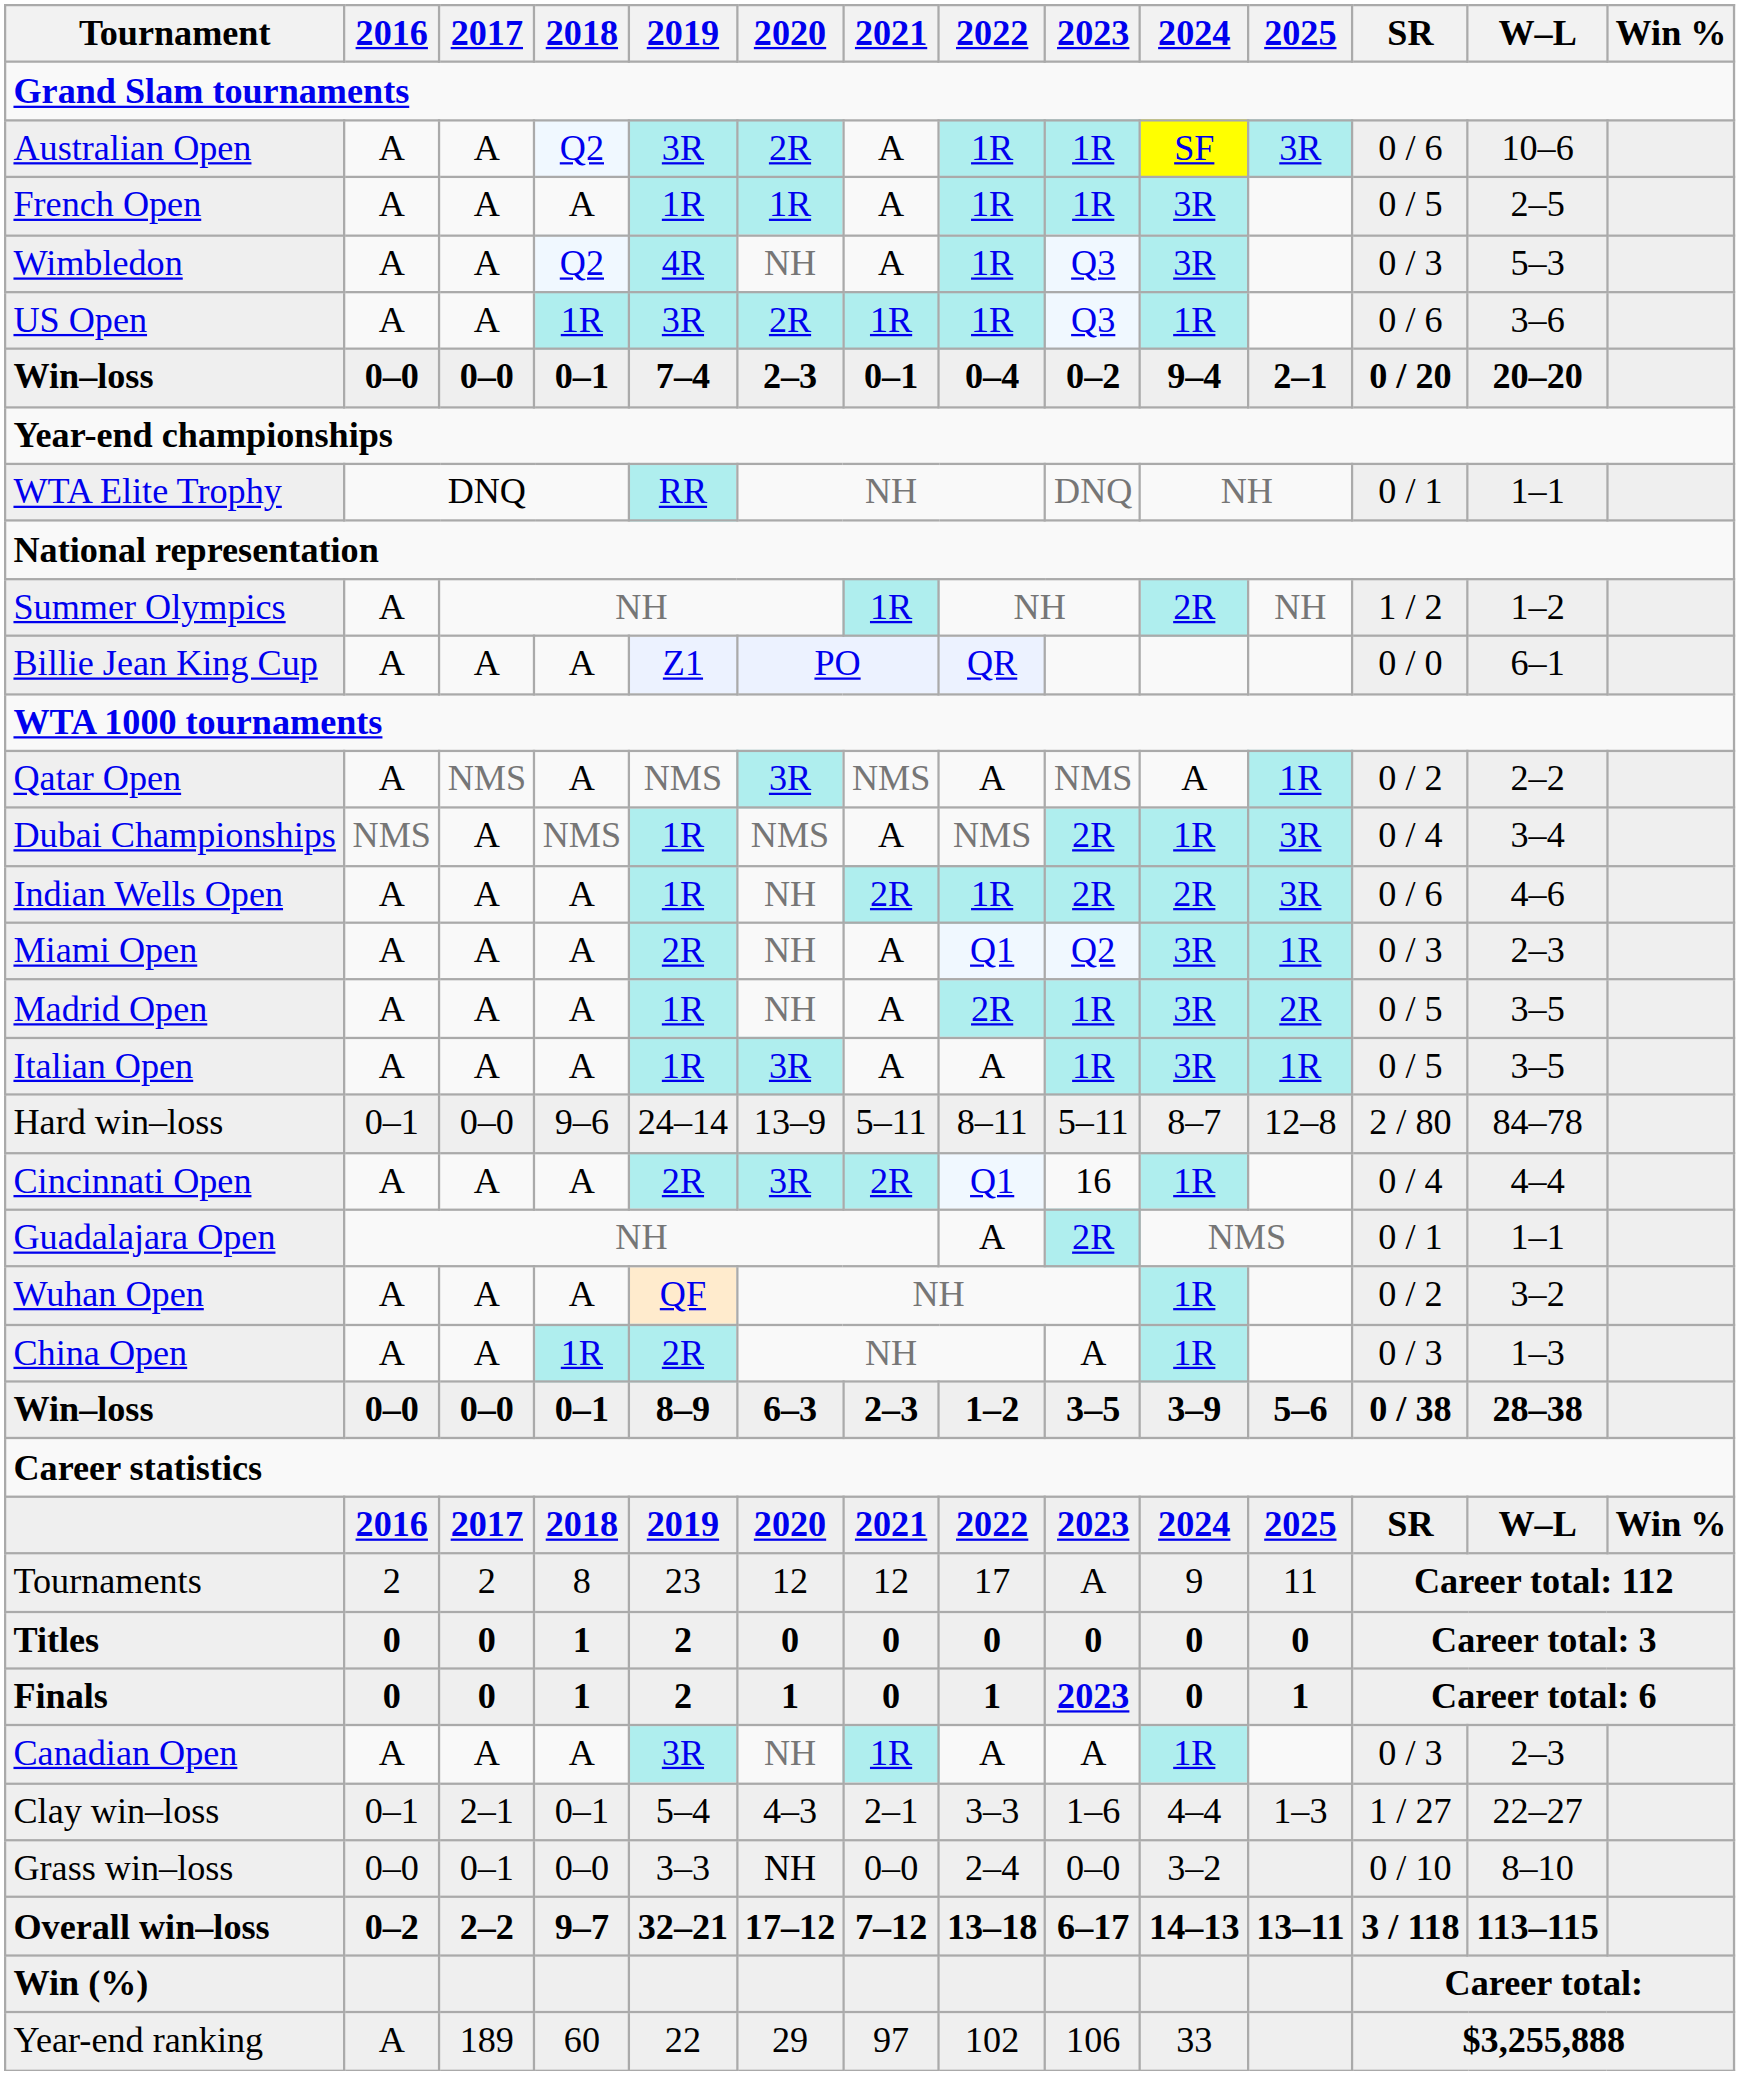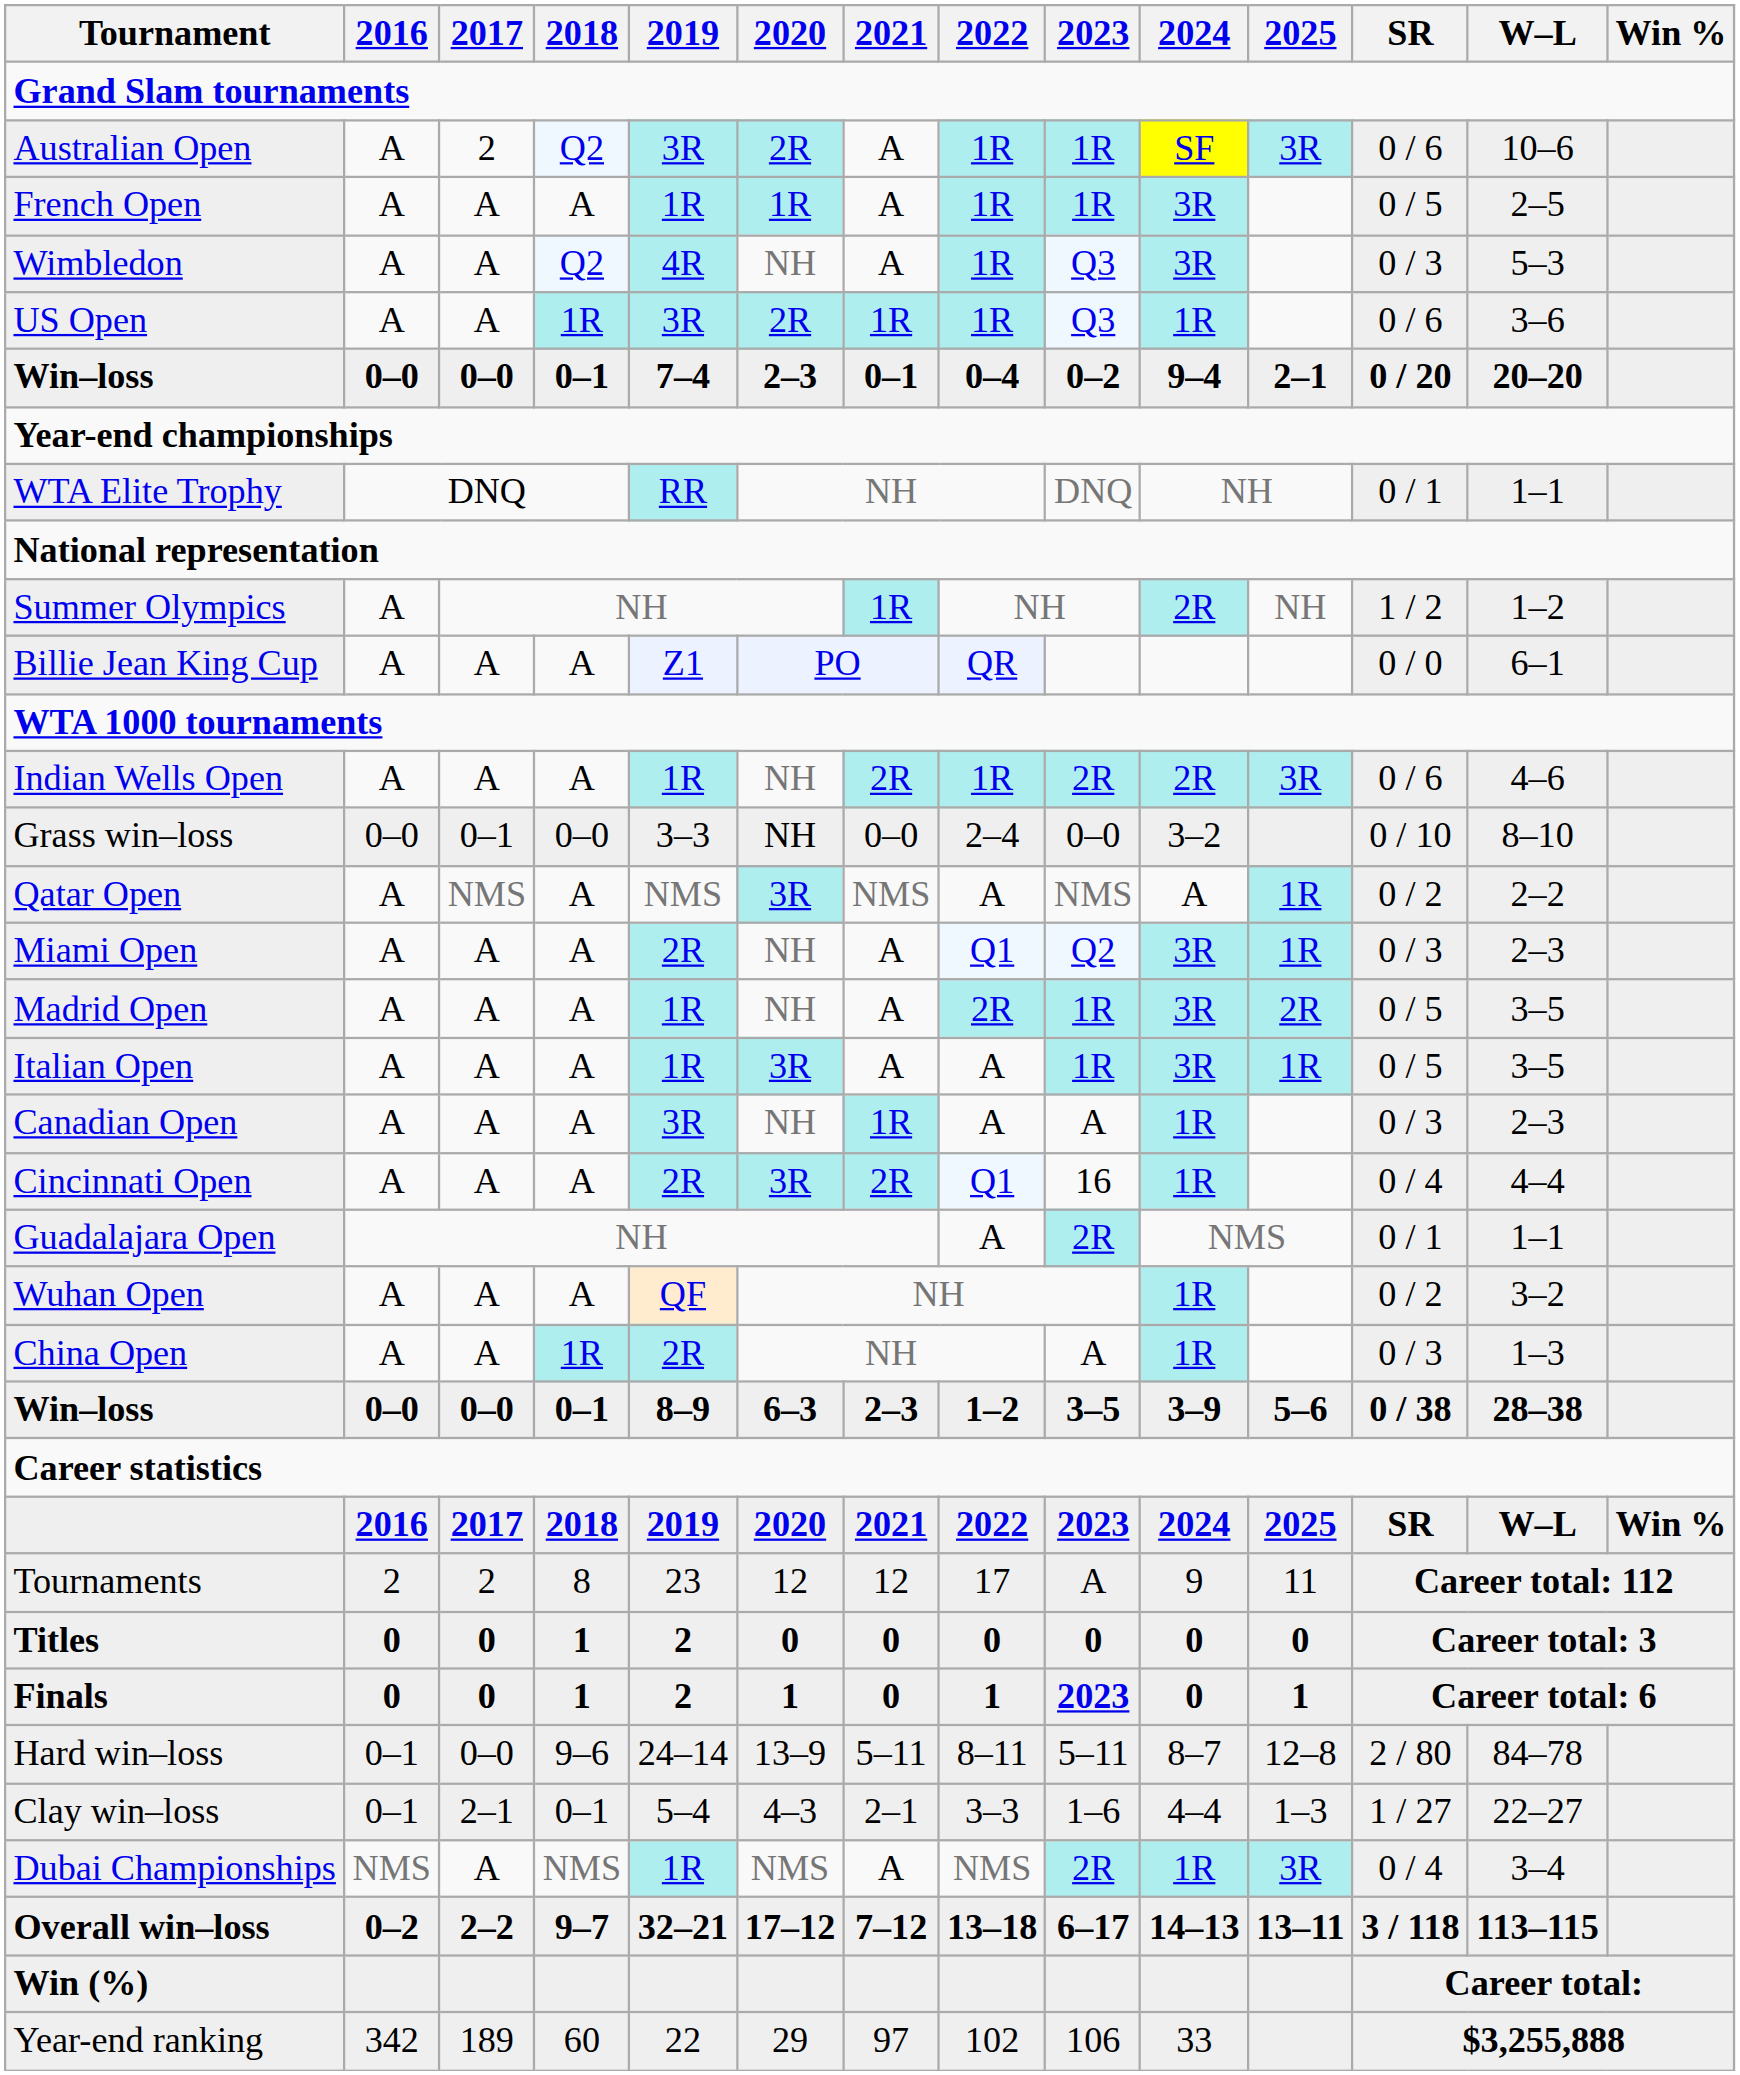(487, 147) A -> (487, 147) 2
rows swapped: (97, 778) <-> (148, 893)
rows swapped: (175, 836) <-> (123, 1868)
rows swapped: (125, 1753) <-> (118, 1122)
(392, 2040) A -> (392, 2040) 342
